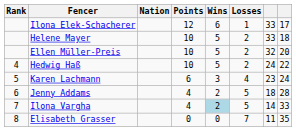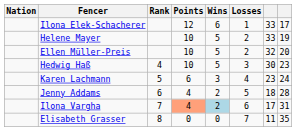columns swapped: (16, 11) <-> (154, 11)
(285, 38) 18 -> (285, 38) 19
(247, 65) 2 -> (247, 65) 3
(271, 65) 24 -> (271, 65) 30
(285, 65) 22 -> (285, 65) 23
(189, 106) no background -> (189, 106) lightsalmon background
(247, 106) 5 -> (247, 106) 6
(271, 106) 14 -> (271, 106) 17
(285, 106) 33 -> (285, 106) 31
